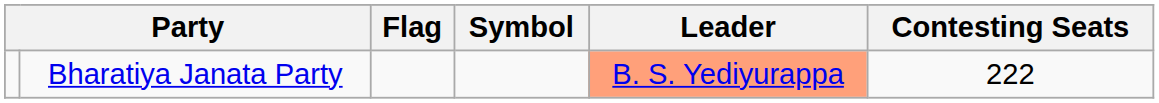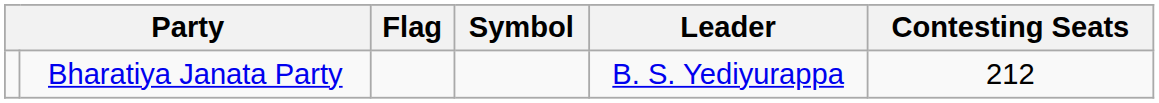(728, 73) lightsalmon background -> (728, 73) no background
(1010, 73) 222 -> (1010, 73) 212
